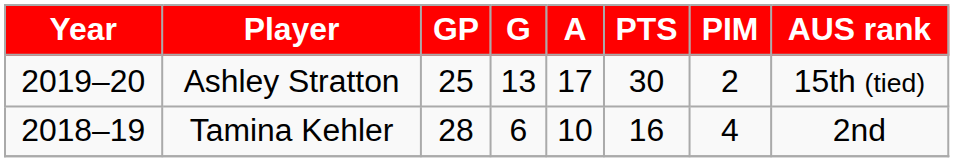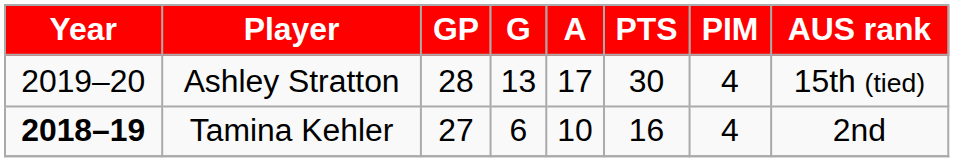(456, 80) 25 -> (456, 80) 28
(730, 80) 2 -> (730, 80) 4
(83, 130) normal -> (83, 130) bold
(456, 130) 28 -> (456, 130) 27
